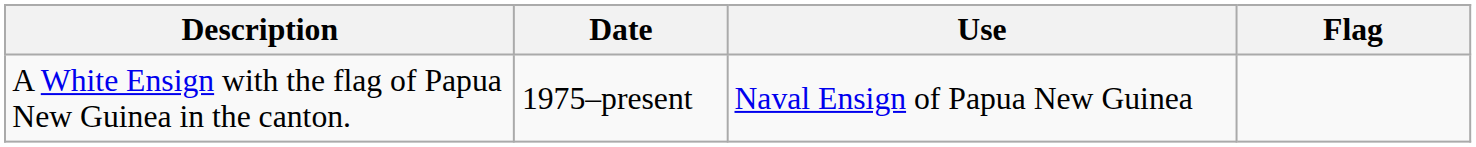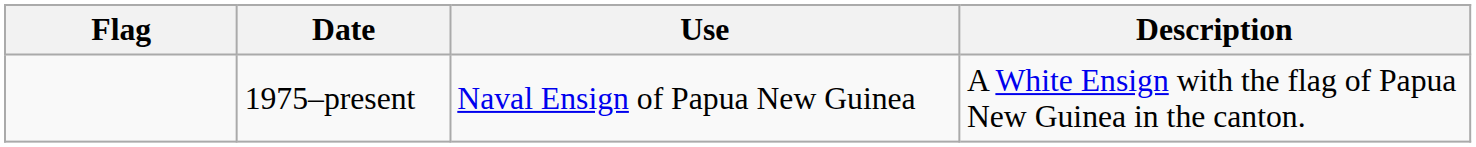columns swapped: (1353, 29) <-> (260, 29)
